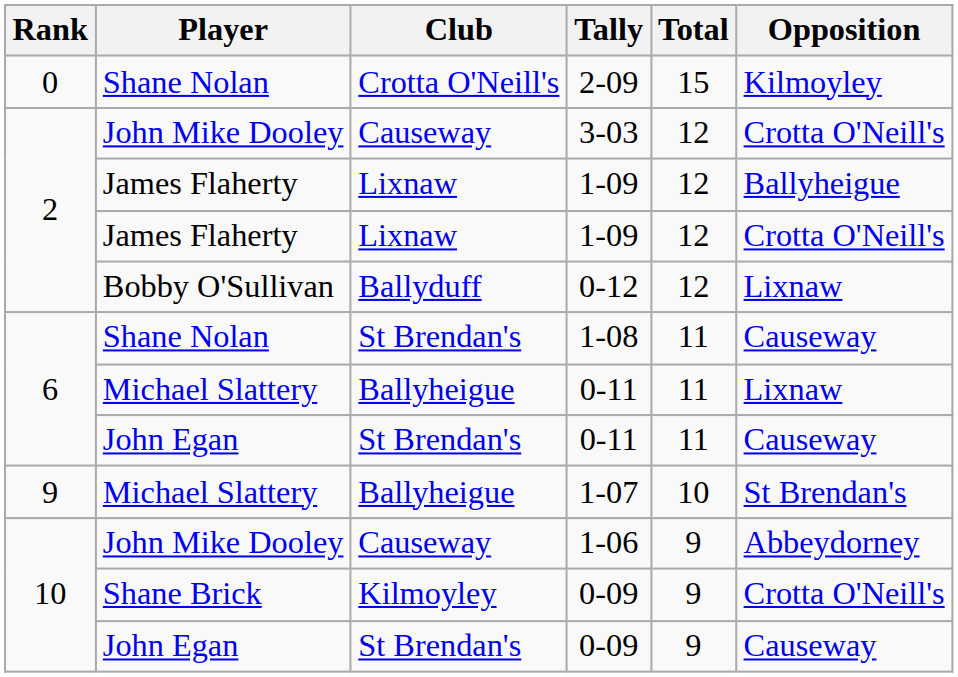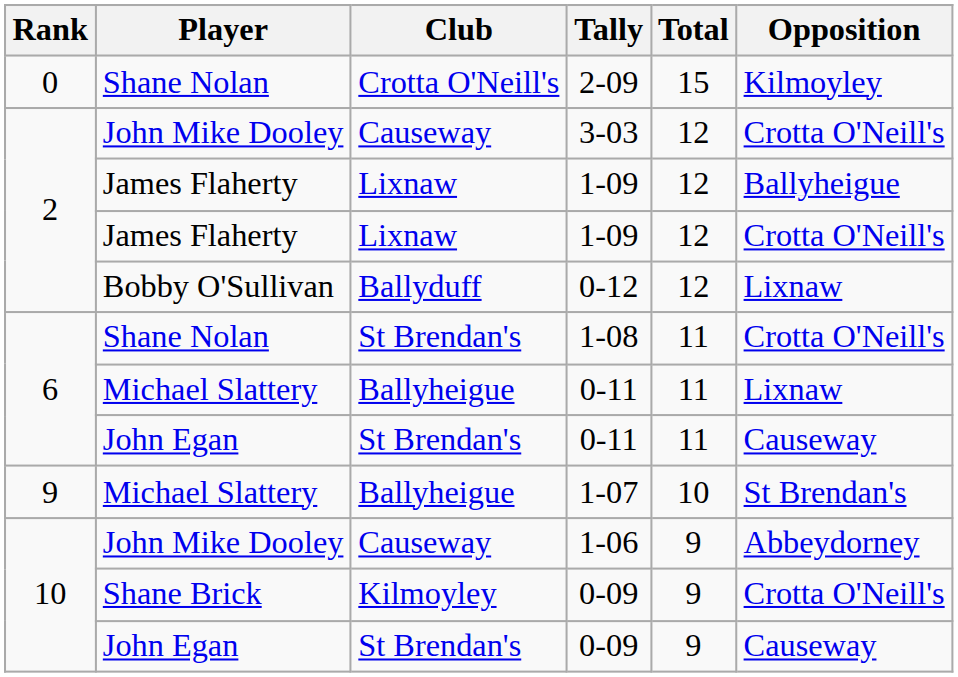(810, 337) Causeway -> (844, 337) Crotta O'Neill's
